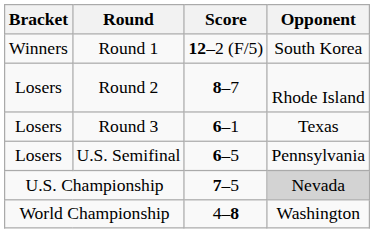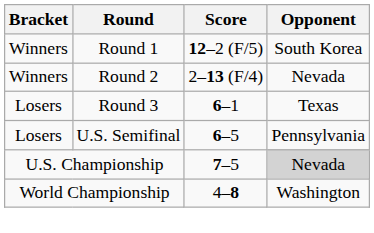+ row: (226, 77)
- row: (226, 87)
